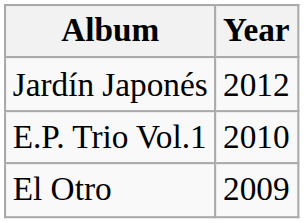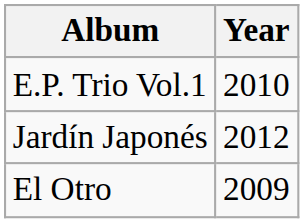rows swapped: (110, 83) <-> (110, 136)
